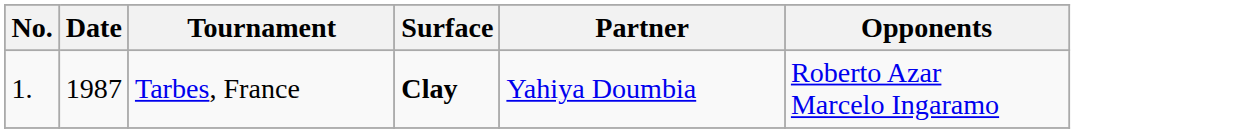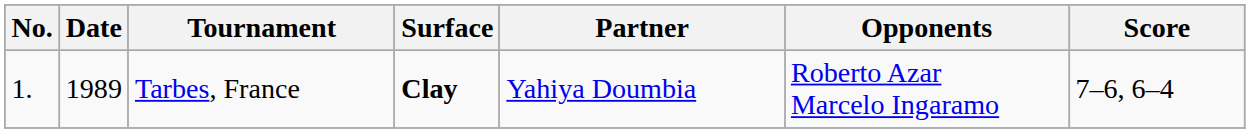+ column: (1157, 26)
(94, 88) 1987 -> (94, 88) 1989
